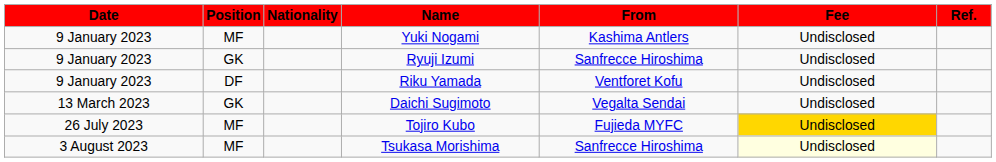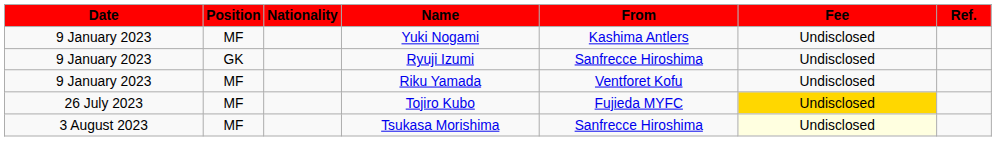(233, 81) DF -> (233, 81) MF
- row: (440, 103)
